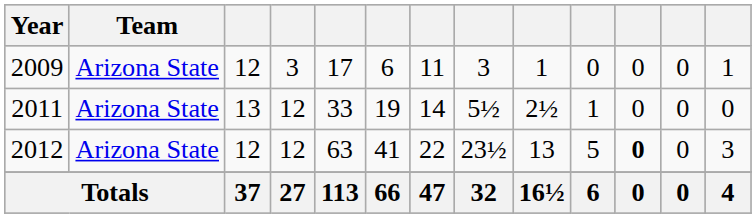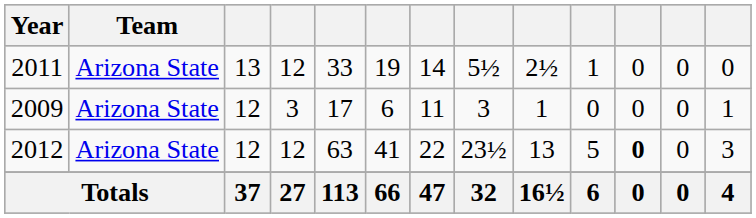rows swapped: (37, 66) <-> (37, 108)
